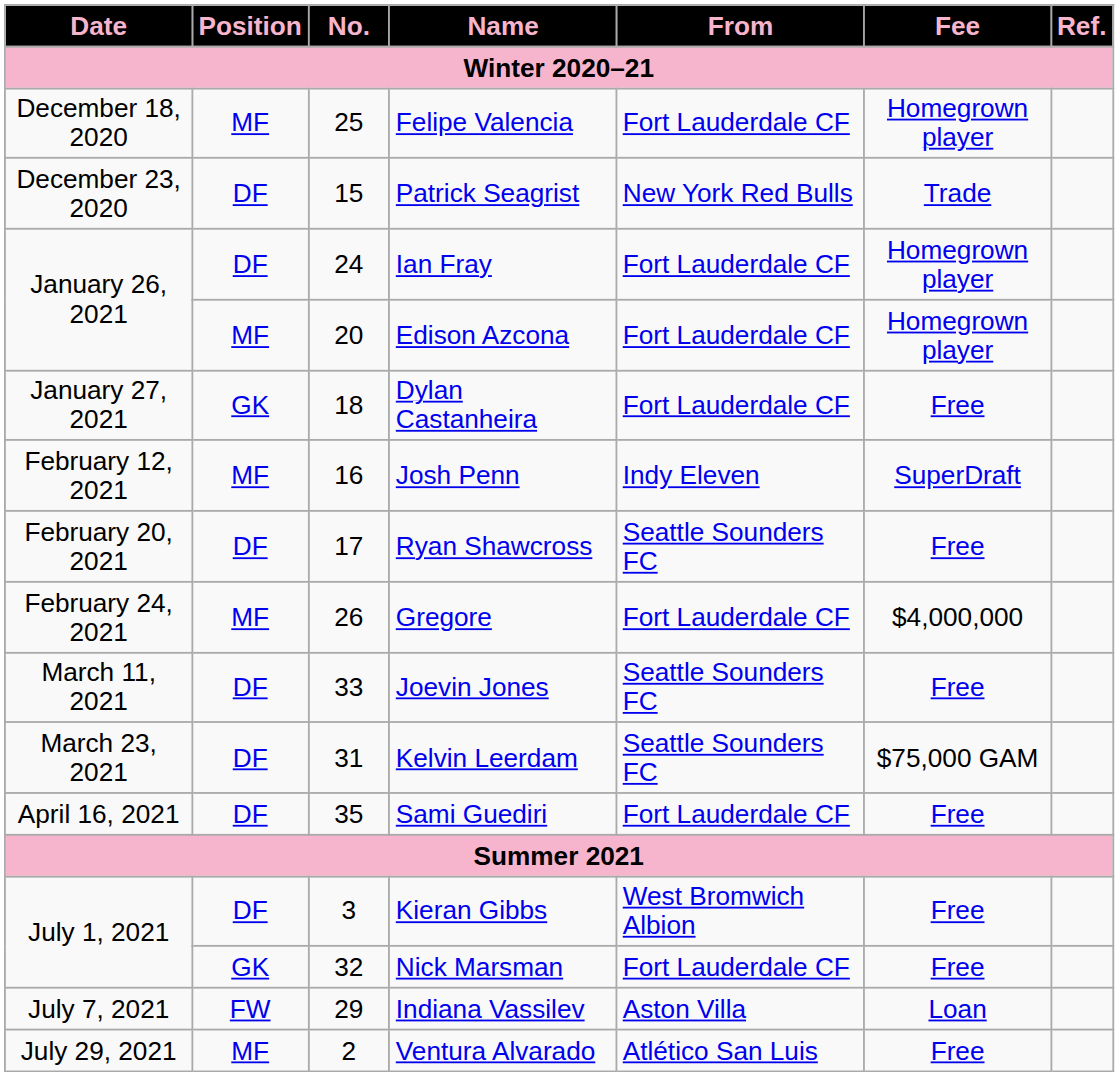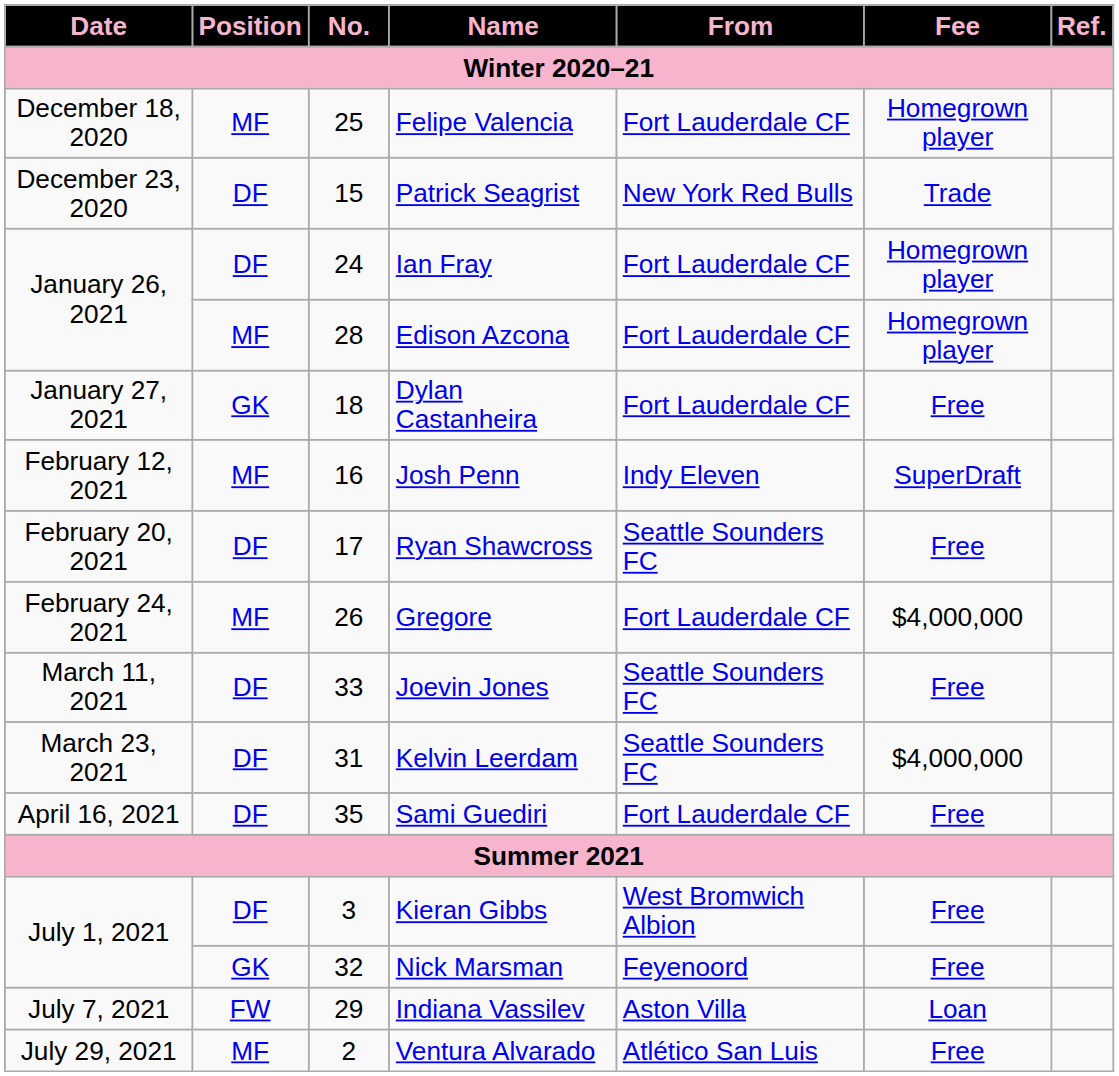(349, 335) 20 -> (349, 335) 28
(958, 758) $75,000 GAM -> (958, 758) $4,000,000
(736, 967) Fort Lauderdale CF -> (685, 967) Feyenoord
